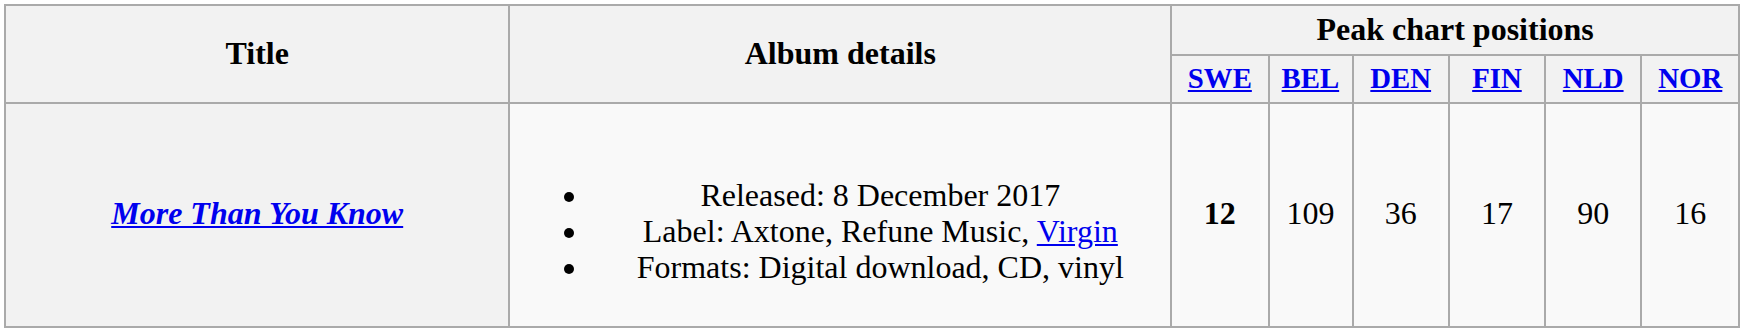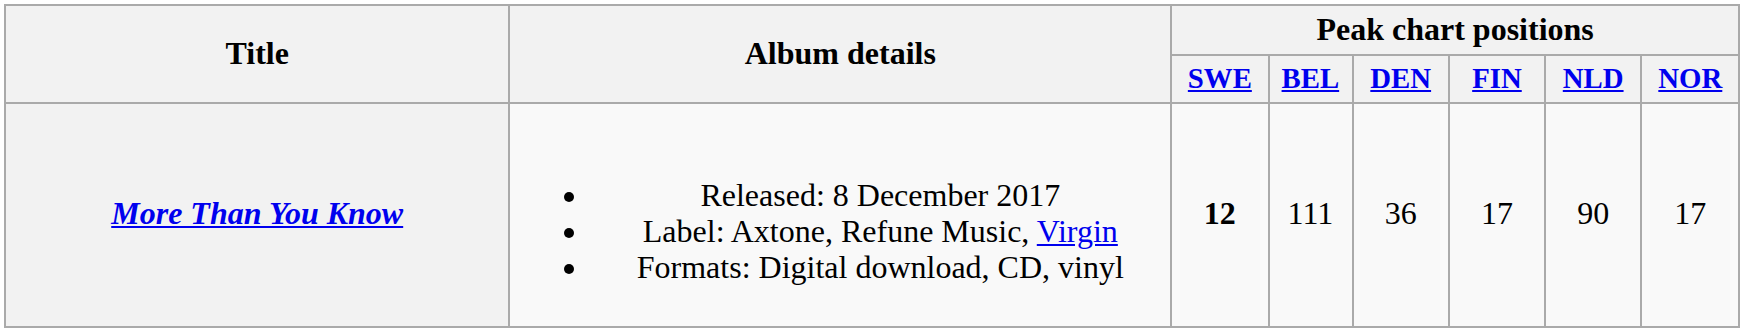(1310, 214) 109 -> (1310, 214) 111
(1690, 214) 16 -> (1690, 214) 17
